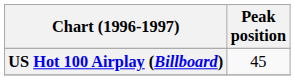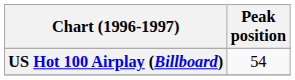(258, 61) 45 -> (258, 61) 54
